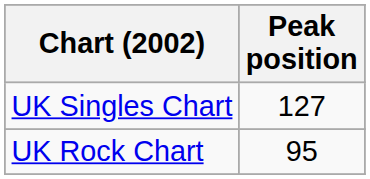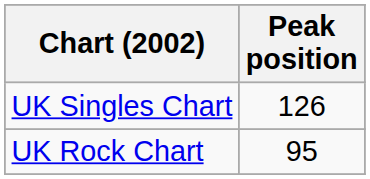(302, 105) 127 -> (302, 105) 126
